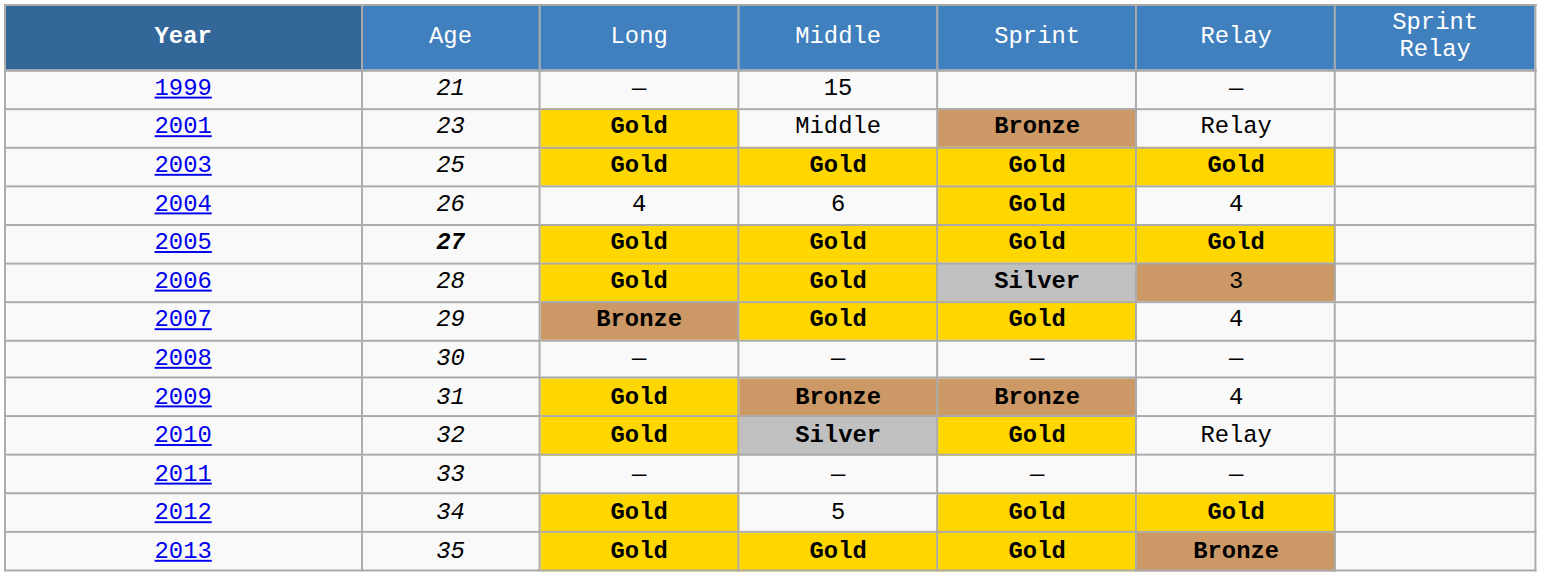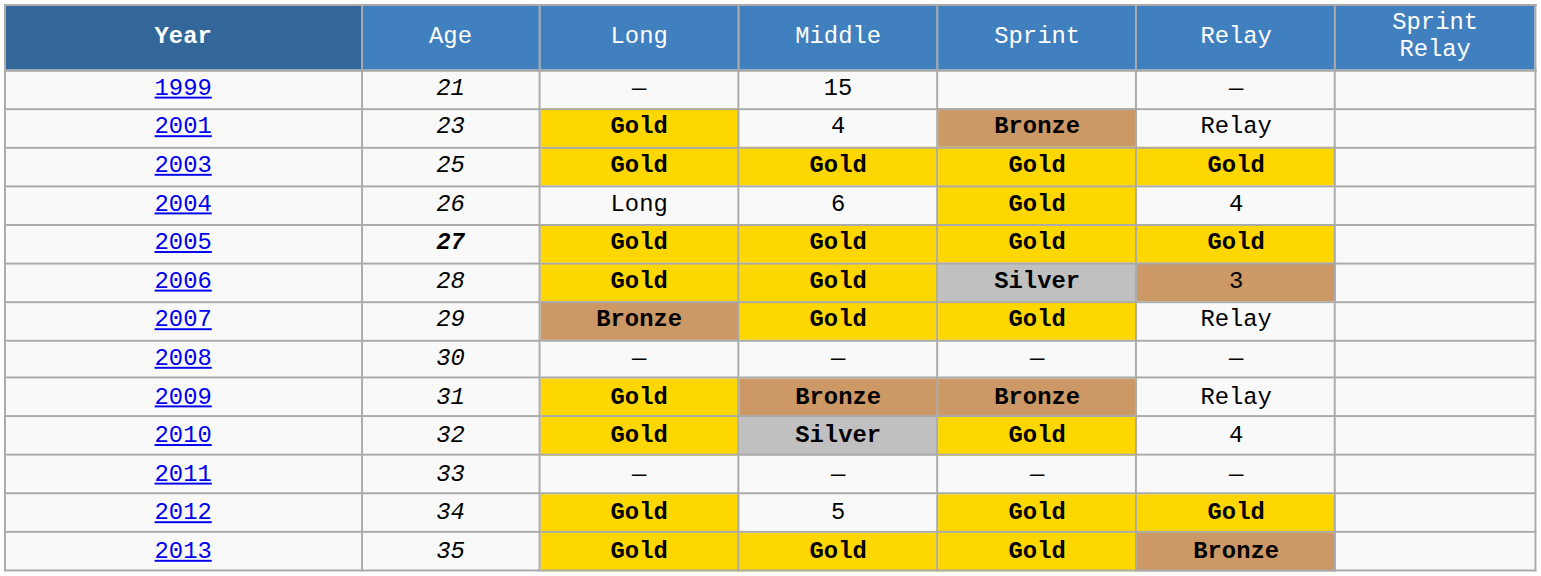(838, 129) Middle -> (838, 129) 4
(639, 205) 4 -> (639, 205) Long
(1236, 321) 4 -> (1236, 321) Relay
(1236, 398) 4 -> (1236, 398) Relay
(1236, 436) Relay -> (1236, 436) 4
